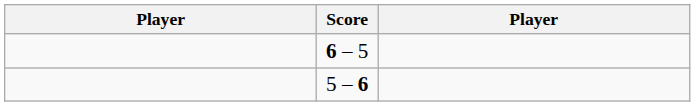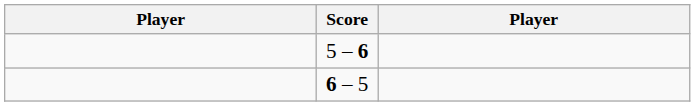rows swapped: (347, 84) <-> (347, 50)
